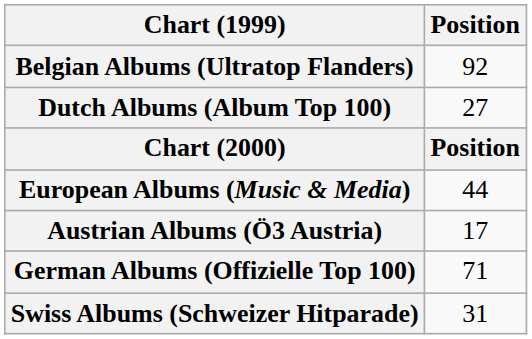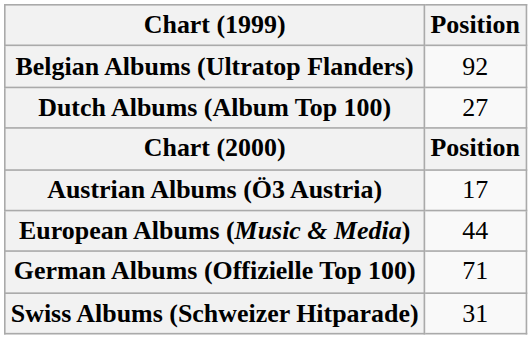rows swapped: (215, 230) <-> (215, 189)
